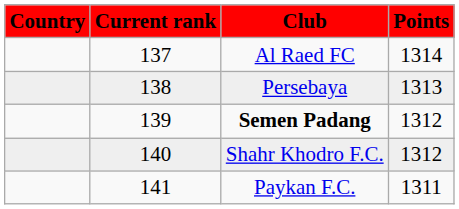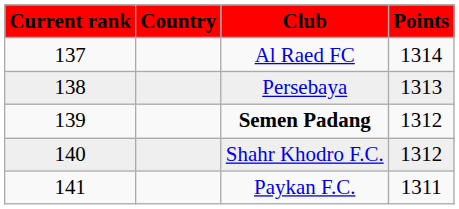columns swapped: (155, 21) <-> (47, 21)
